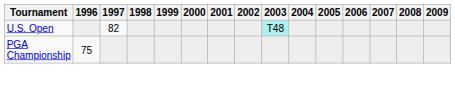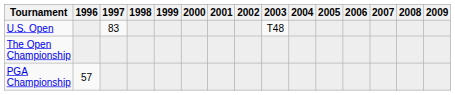(114, 28) 82 -> (114, 28) 83
(275, 28) paleturquoise background -> (275, 28) no background
+ row: (39, 50)
(87, 50) 75 -> (87, 77) 57
